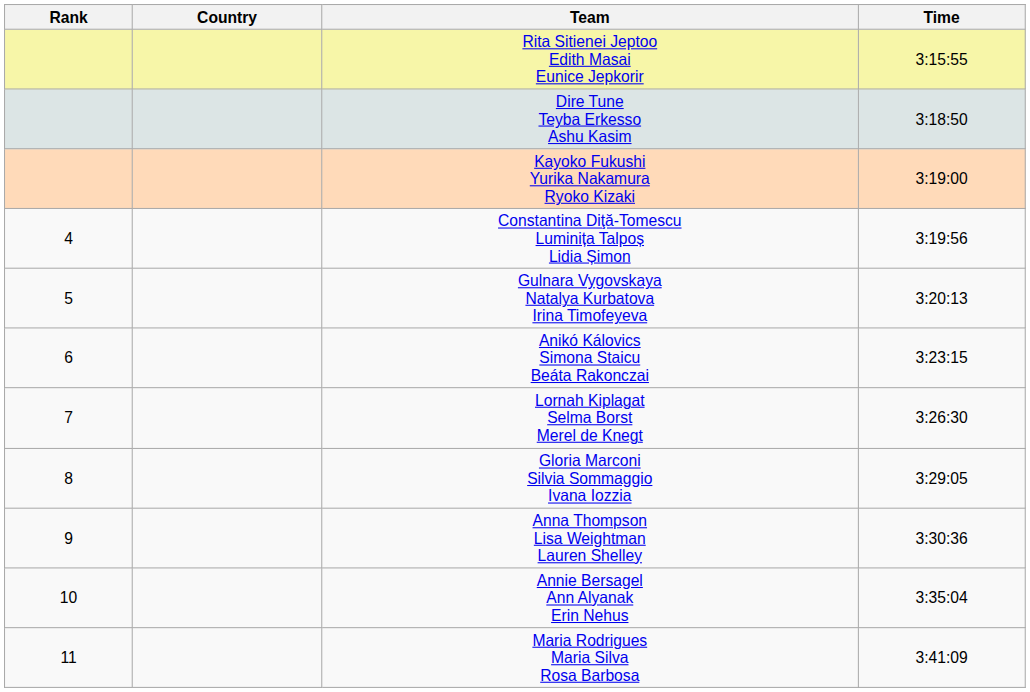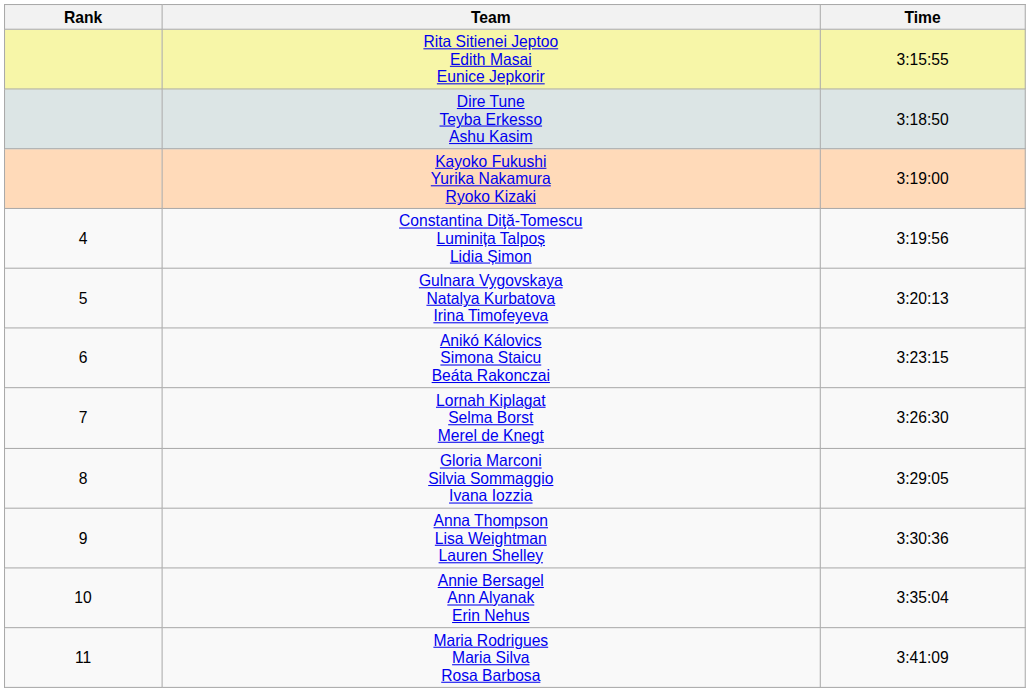- column: (227, 17)
